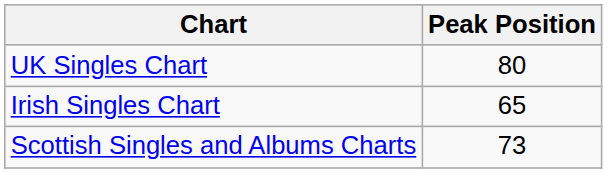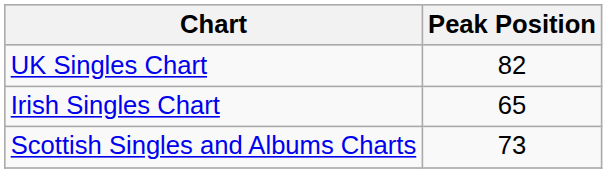(512, 65) 80 -> (512, 65) 82
